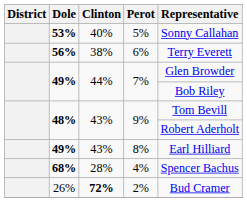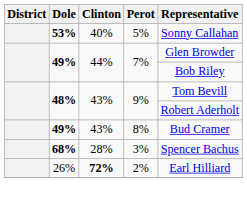- row: (64, 52)
(200, 149) Earl Hilliard -> (200, 129) Bud Cramer
(141, 168) 4% -> (141, 149) 3%
(200, 187) Bud Cramer -> (200, 168) Earl Hilliard
